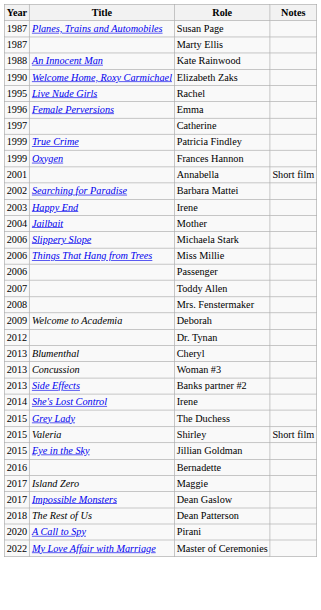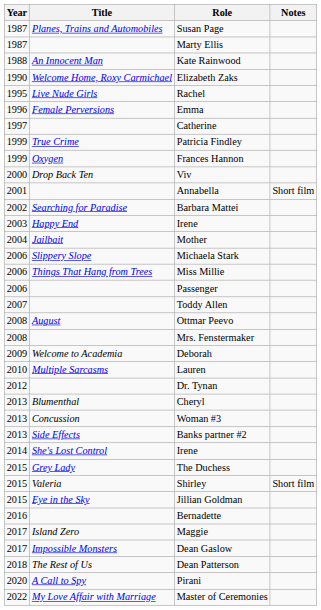+ row: (63, 175)
+ row: (46, 321)
+ row: (70, 369)
